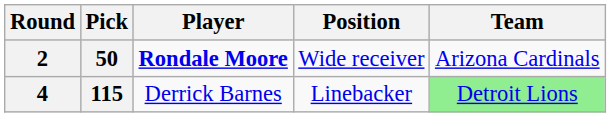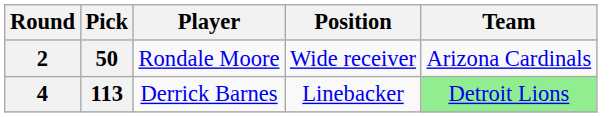(213, 58) bold -> (209, 58) normal
(107, 93) 115 -> (107, 93) 113
